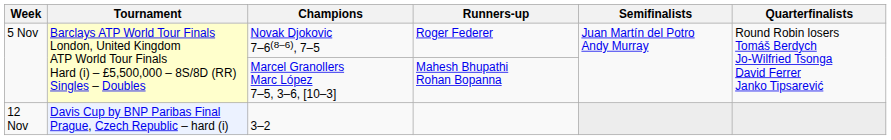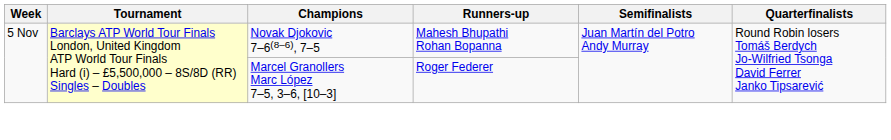(455, 33) Roger Federer -> (462, 39) Mahesh Bhupathi Rohan Bopanna
(462, 74) Mahesh Bhupathi Rohan Bopanna -> (455, 67) Roger Federer
- row: (260, 126)
